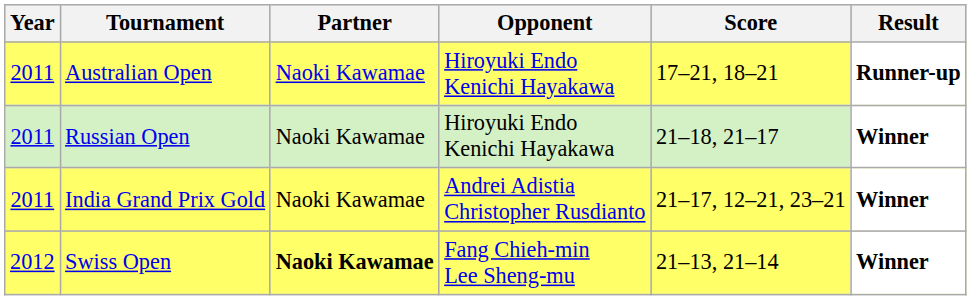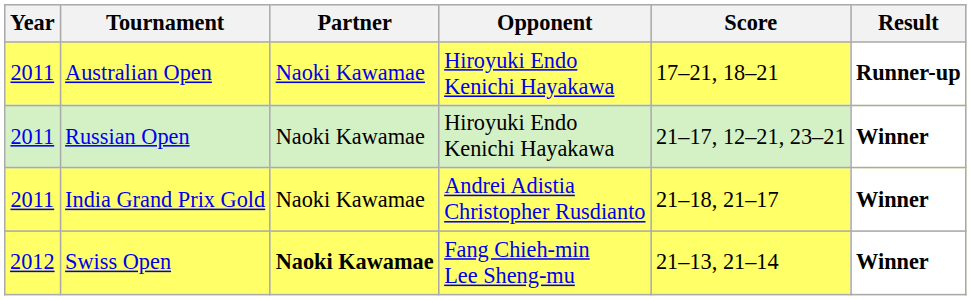(717, 136) 21–18, 21–17 -> (751, 136) 21–17, 12–21, 23–21
(751, 199) 21–17, 12–21, 23–21 -> (717, 199) 21–18, 21–17
